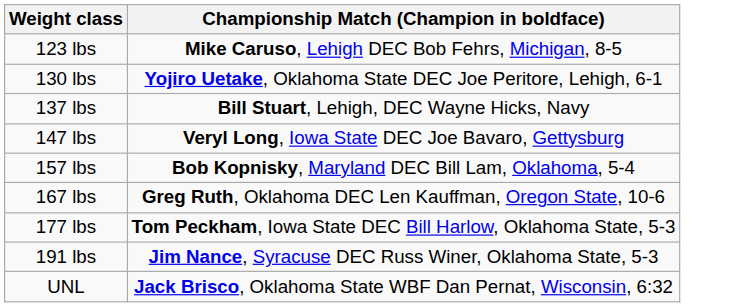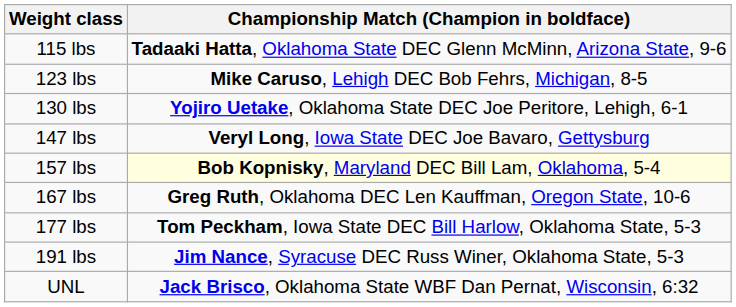+ row: (66, 49)
- row: (66, 108)
(404, 167) no background -> (429, 167) lightyellow background
